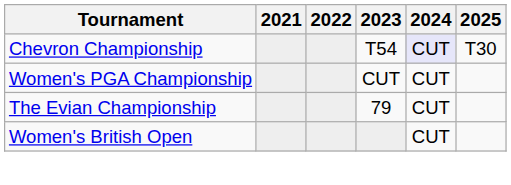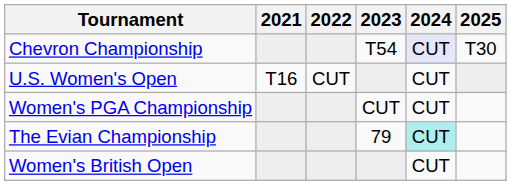+ row: (93, 78)
(431, 108) no background -> (431, 137) paleturquoise background
